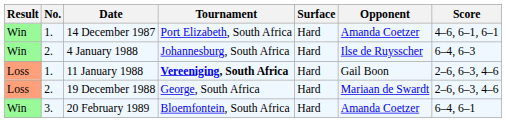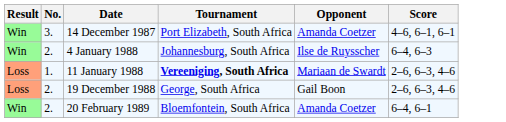- column: (316, 13)
(49, 32) 1. -> (49, 32) 3.
(365, 70) Gail Boon -> (342, 70) Mariaan de Swardt
(385, 89) Mariaan de Swardt -> (321, 89) Gail Boon
(49, 107) 3. -> (49, 107) 2.
